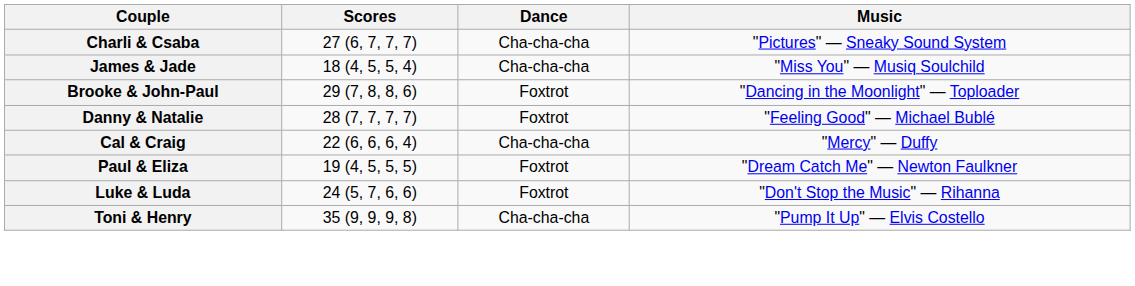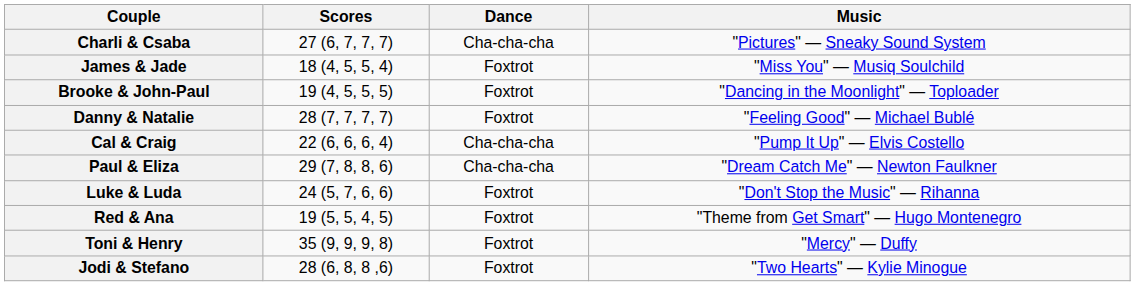(544, 67) Cha-cha-cha -> (509, 67) Foxtrot
(370, 92) 29 (7, 8, 8, 6) -> (346, 92) 19 (4, 5, 5, 5)
(880, 142) "Mercy" — Duffy -> (859, 142) "Pump It Up" — Elvis Costello
(370, 167) 19 (4, 5, 5, 5) -> (346, 167) 29 (7, 8, 8, 6)
(544, 167) Foxtrot -> (509, 167) Cha-cha-cha
+ row: (134, 218)
(544, 218) Cha-cha-cha -> (509, 243) Foxtrot
(880, 218) "Pump It Up" — Elvis Costello -> (859, 243) "Mercy" — Duffy
+ row: (134, 268)
